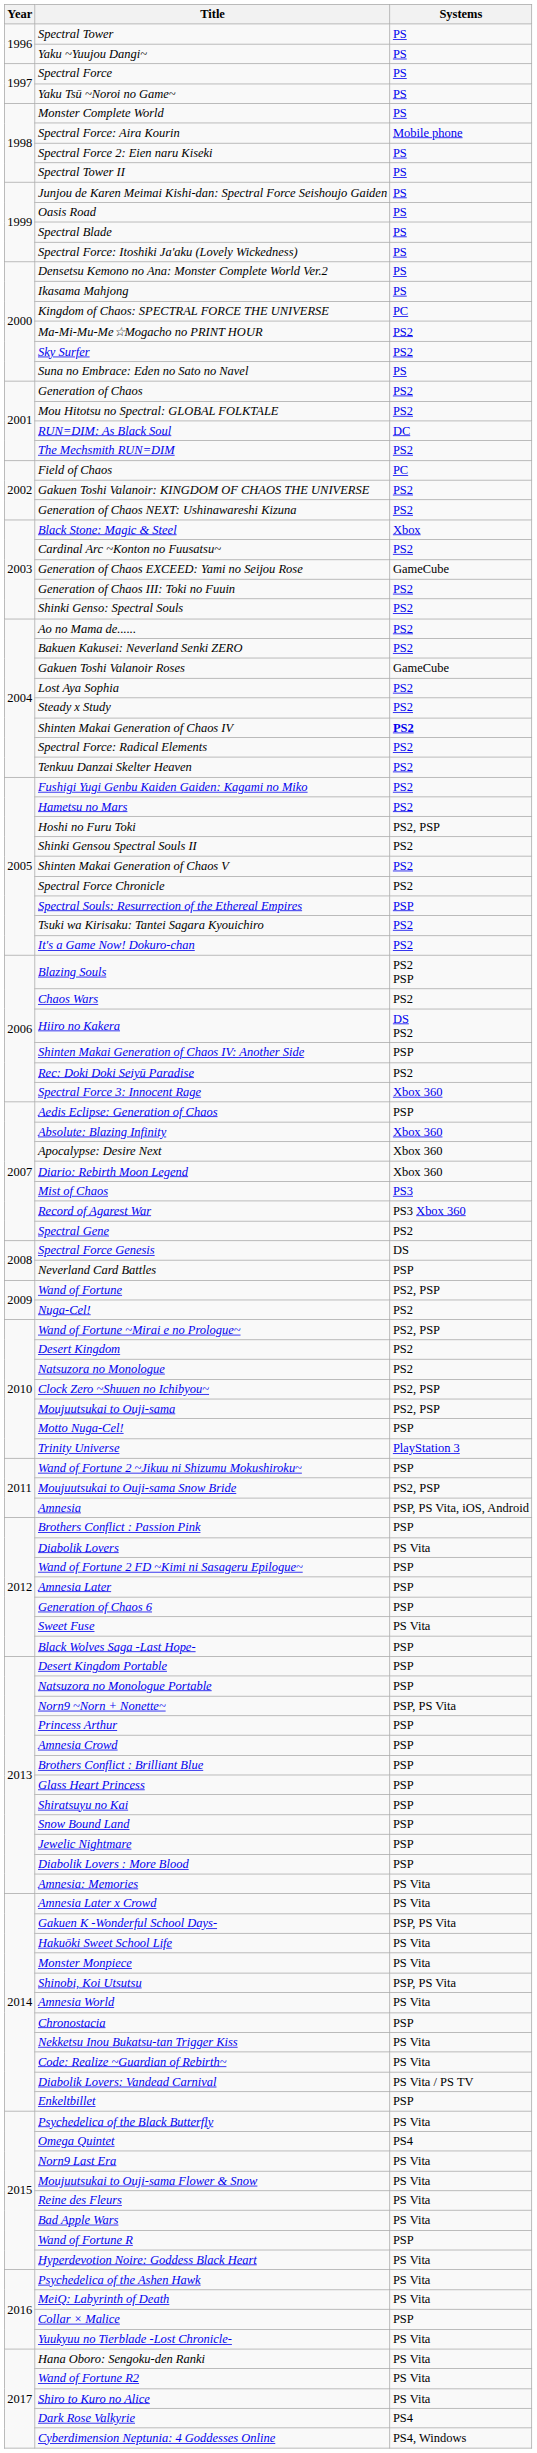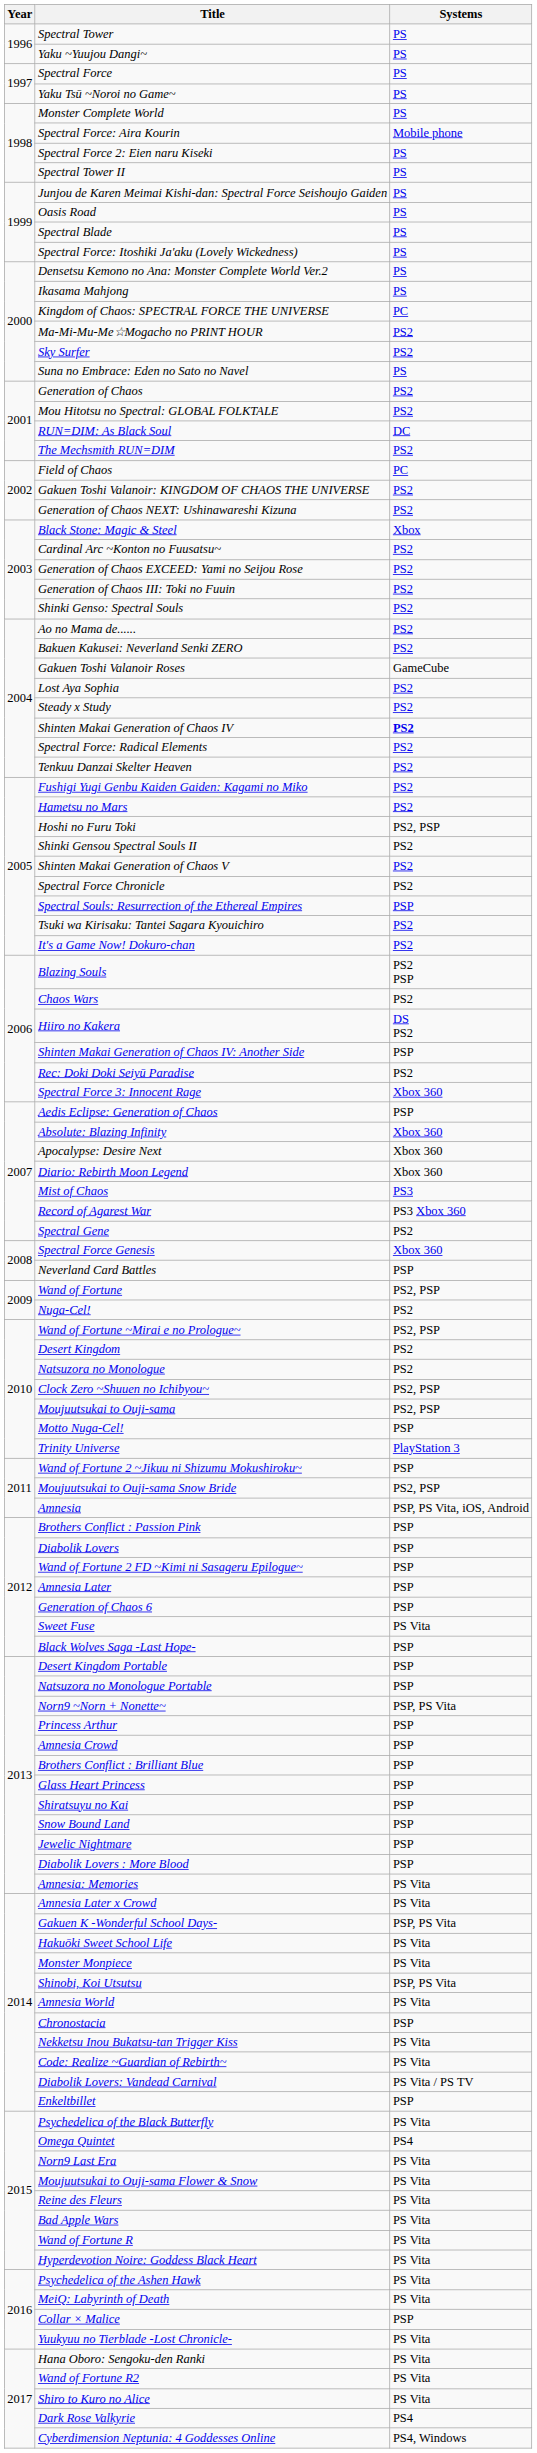(421, 569) GameCube -> (403, 569) PS2
(401, 1250) DS -> (418, 1250) Xbox 360
(412, 1547) PS Vita -> (403, 1547) PSP
(403, 2240) PSP -> (412, 2240) PS Vita
